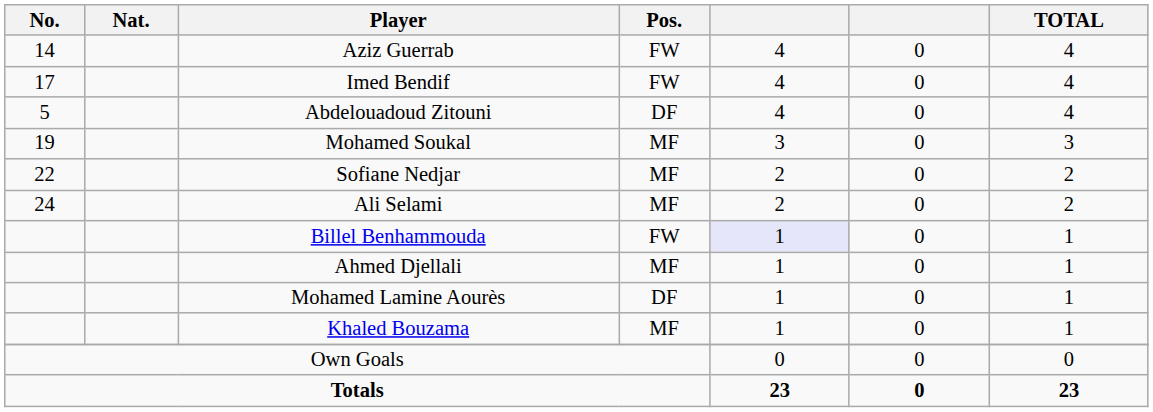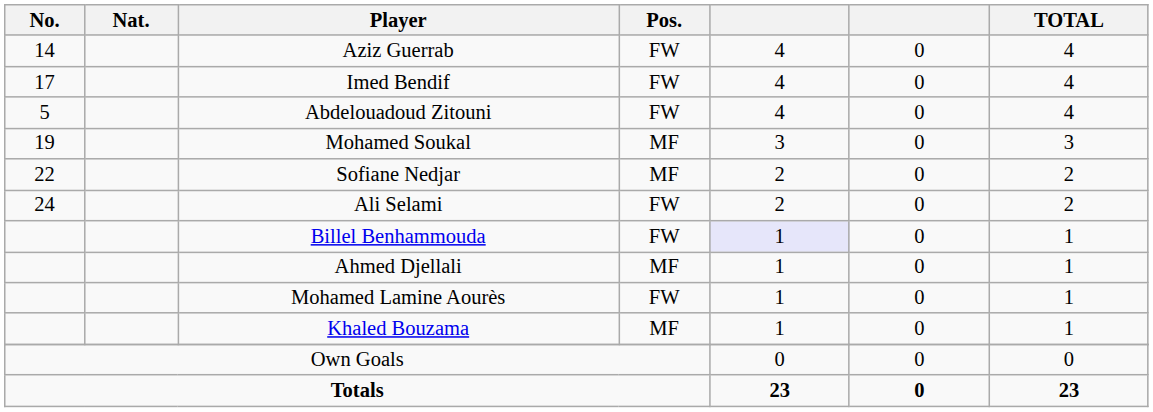(664, 112) DF -> (664, 112) FW
(664, 204) MF -> (664, 204) FW
(664, 297) DF -> (664, 297) FW
